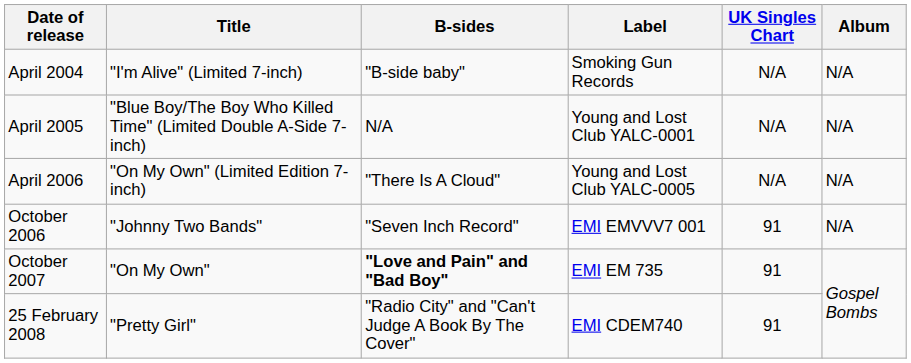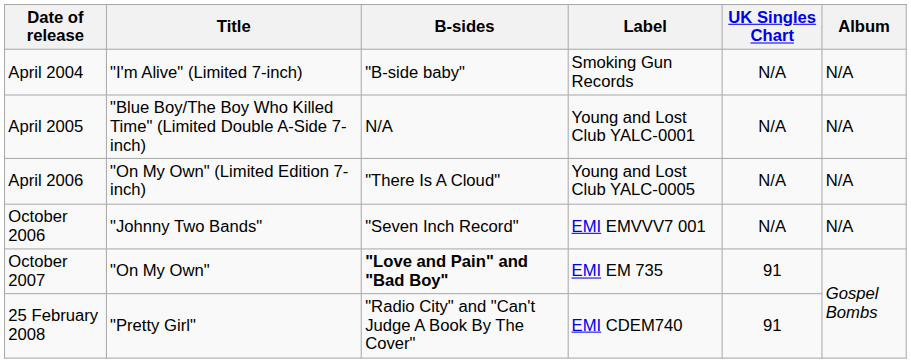(772, 226) 91 -> (772, 226) N/A
